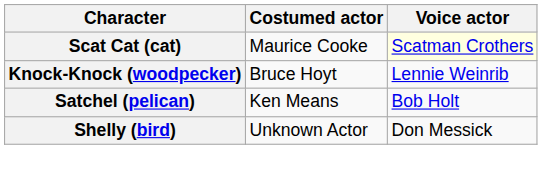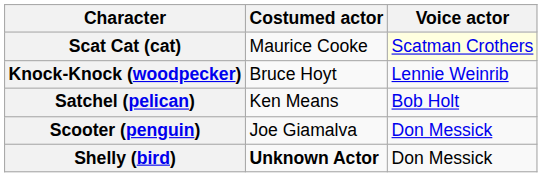+ row: (125, 130)
(309, 130) normal -> (314, 158) bold
